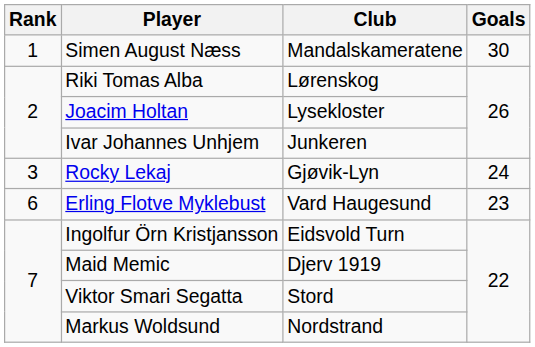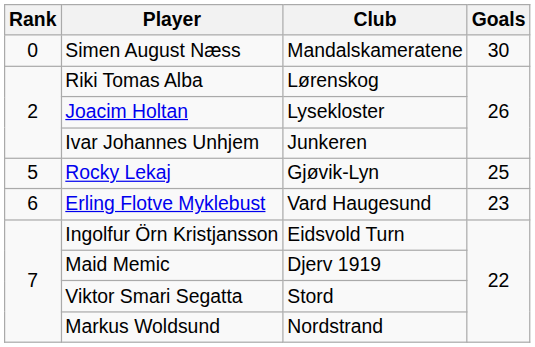(33, 50) 1 -> (33, 50) 0
(33, 173) 3 -> (33, 173) 5
(499, 173) 24 -> (499, 173) 25
